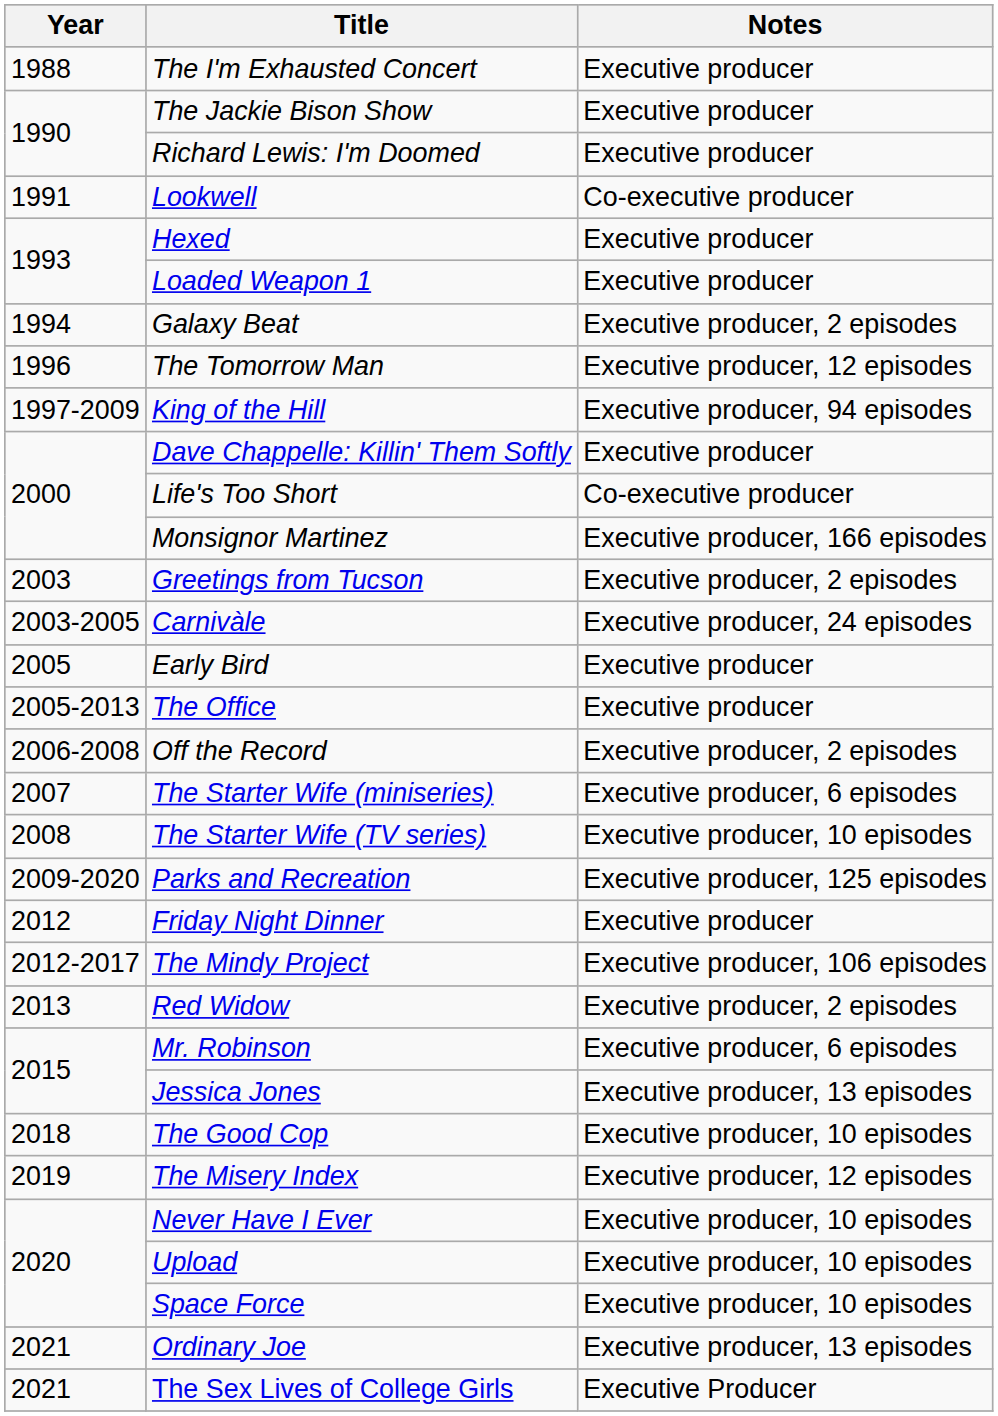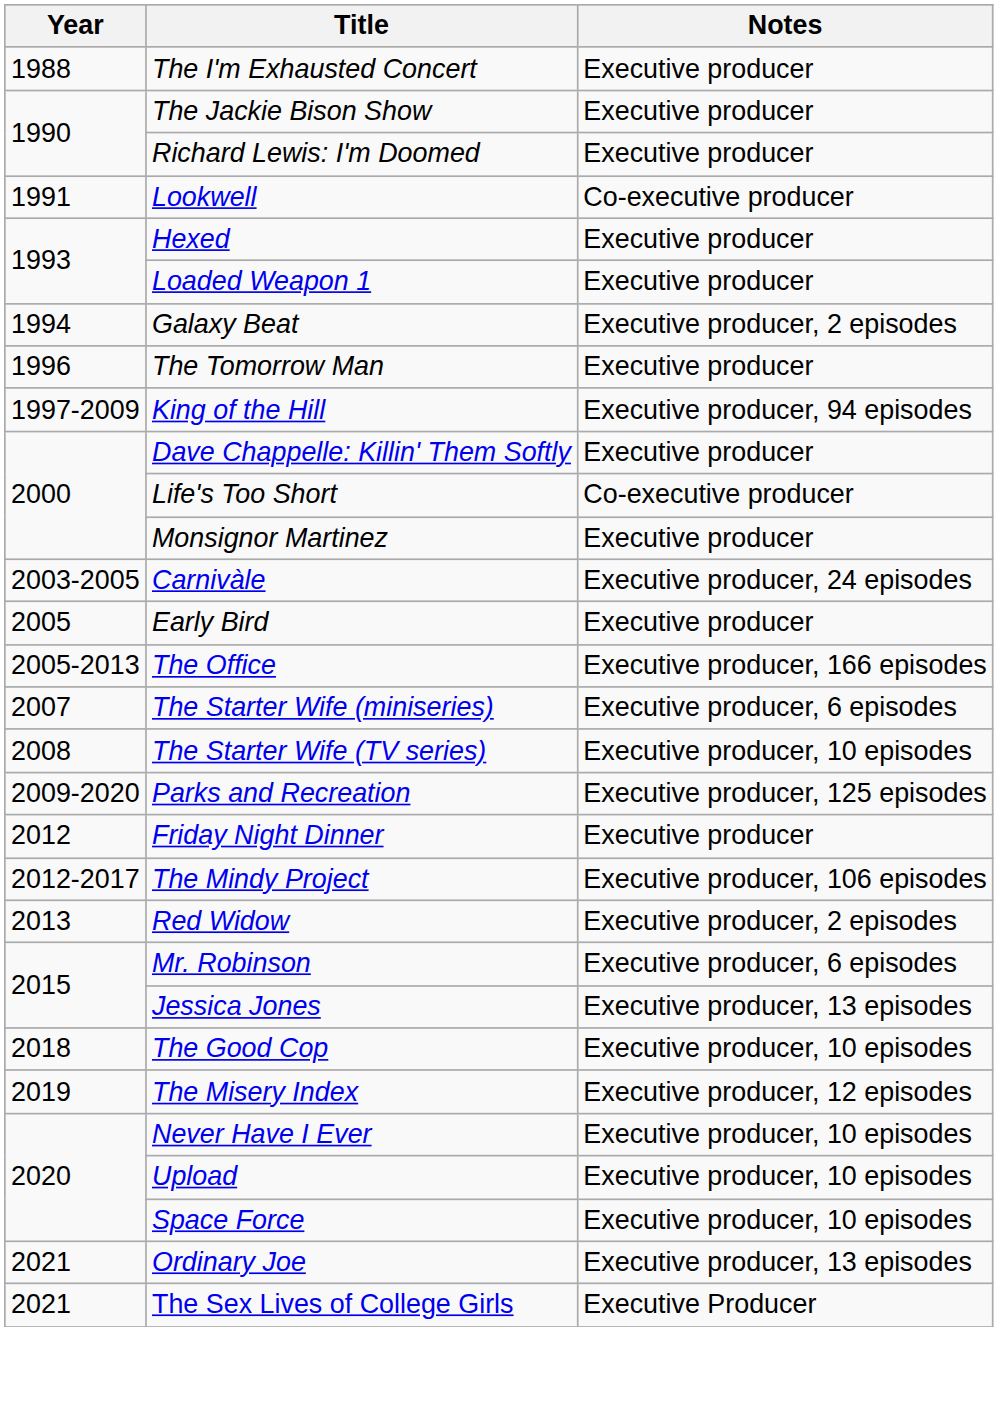(778, 366) Executive producer, 12 episodes -> (698, 366) Executive producer
(785, 537) Executive producer, 166 episodes -> (698, 537) Executive producer
- row: (288, 580)
(698, 707) Executive producer -> (785, 665) Executive producer, 166 episodes
- row: (239, 750)
